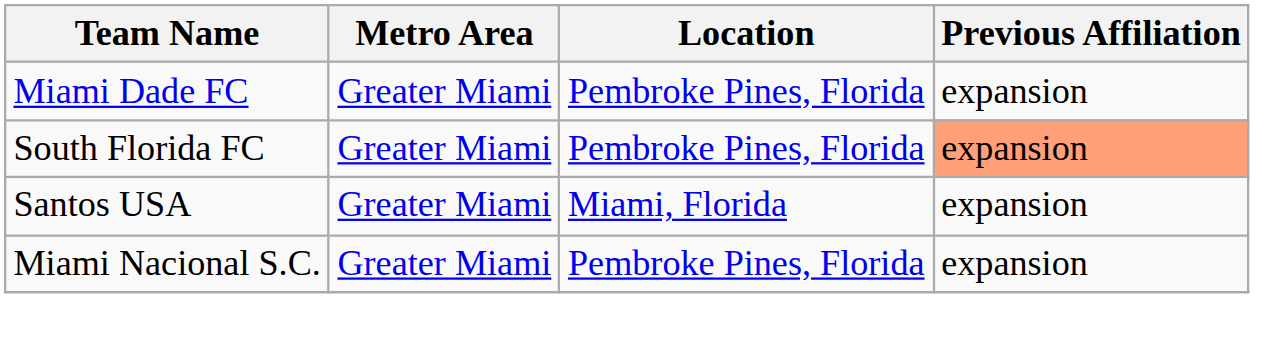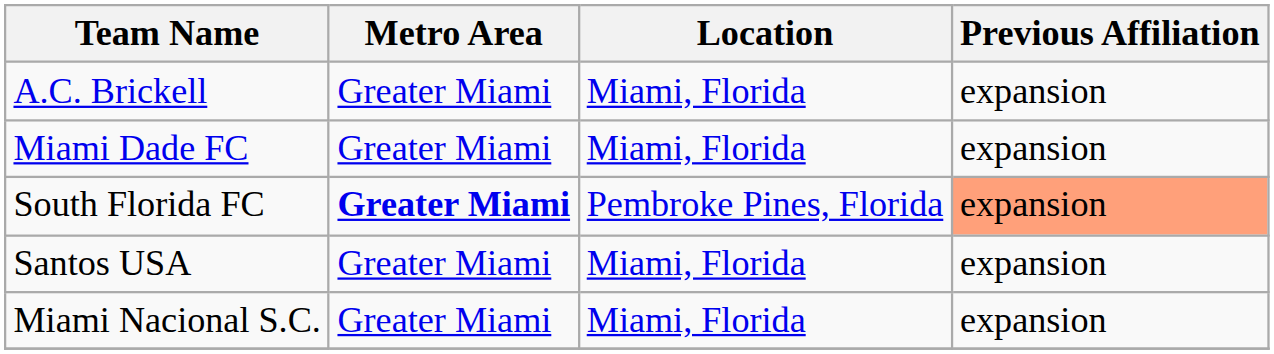+ row: (110, 90)
(746, 90) Pembroke Pines, Florida -> (696, 147) Miami, Florida
(444, 147) normal -> (454, 205) bold
(746, 262) Pembroke Pines, Florida -> (696, 319) Miami, Florida
